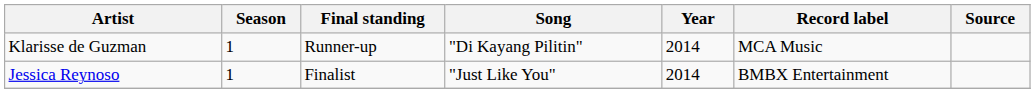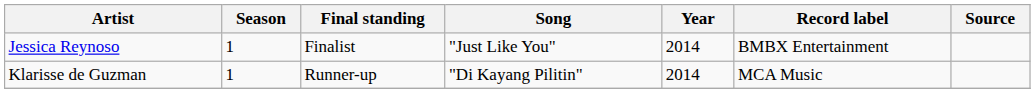rows swapped: (77, 46) <-> (64, 74)
